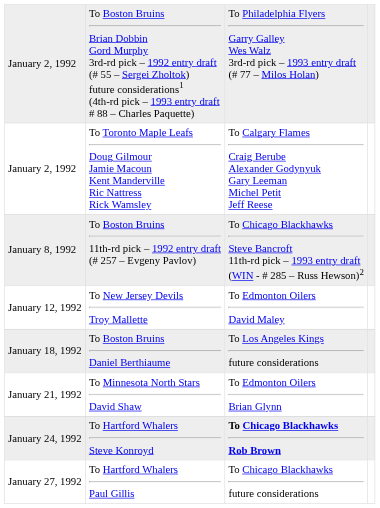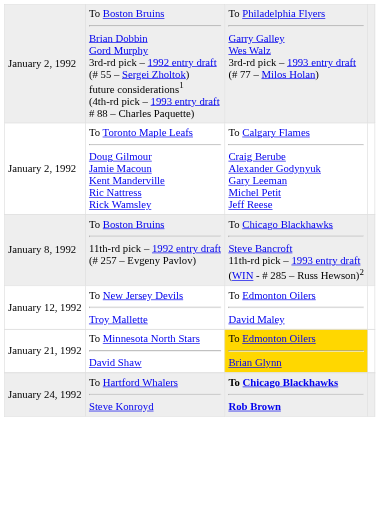- row: (45, 350)
(296, 394) no background -> (296, 350) gold background
- row: (45, 481)
